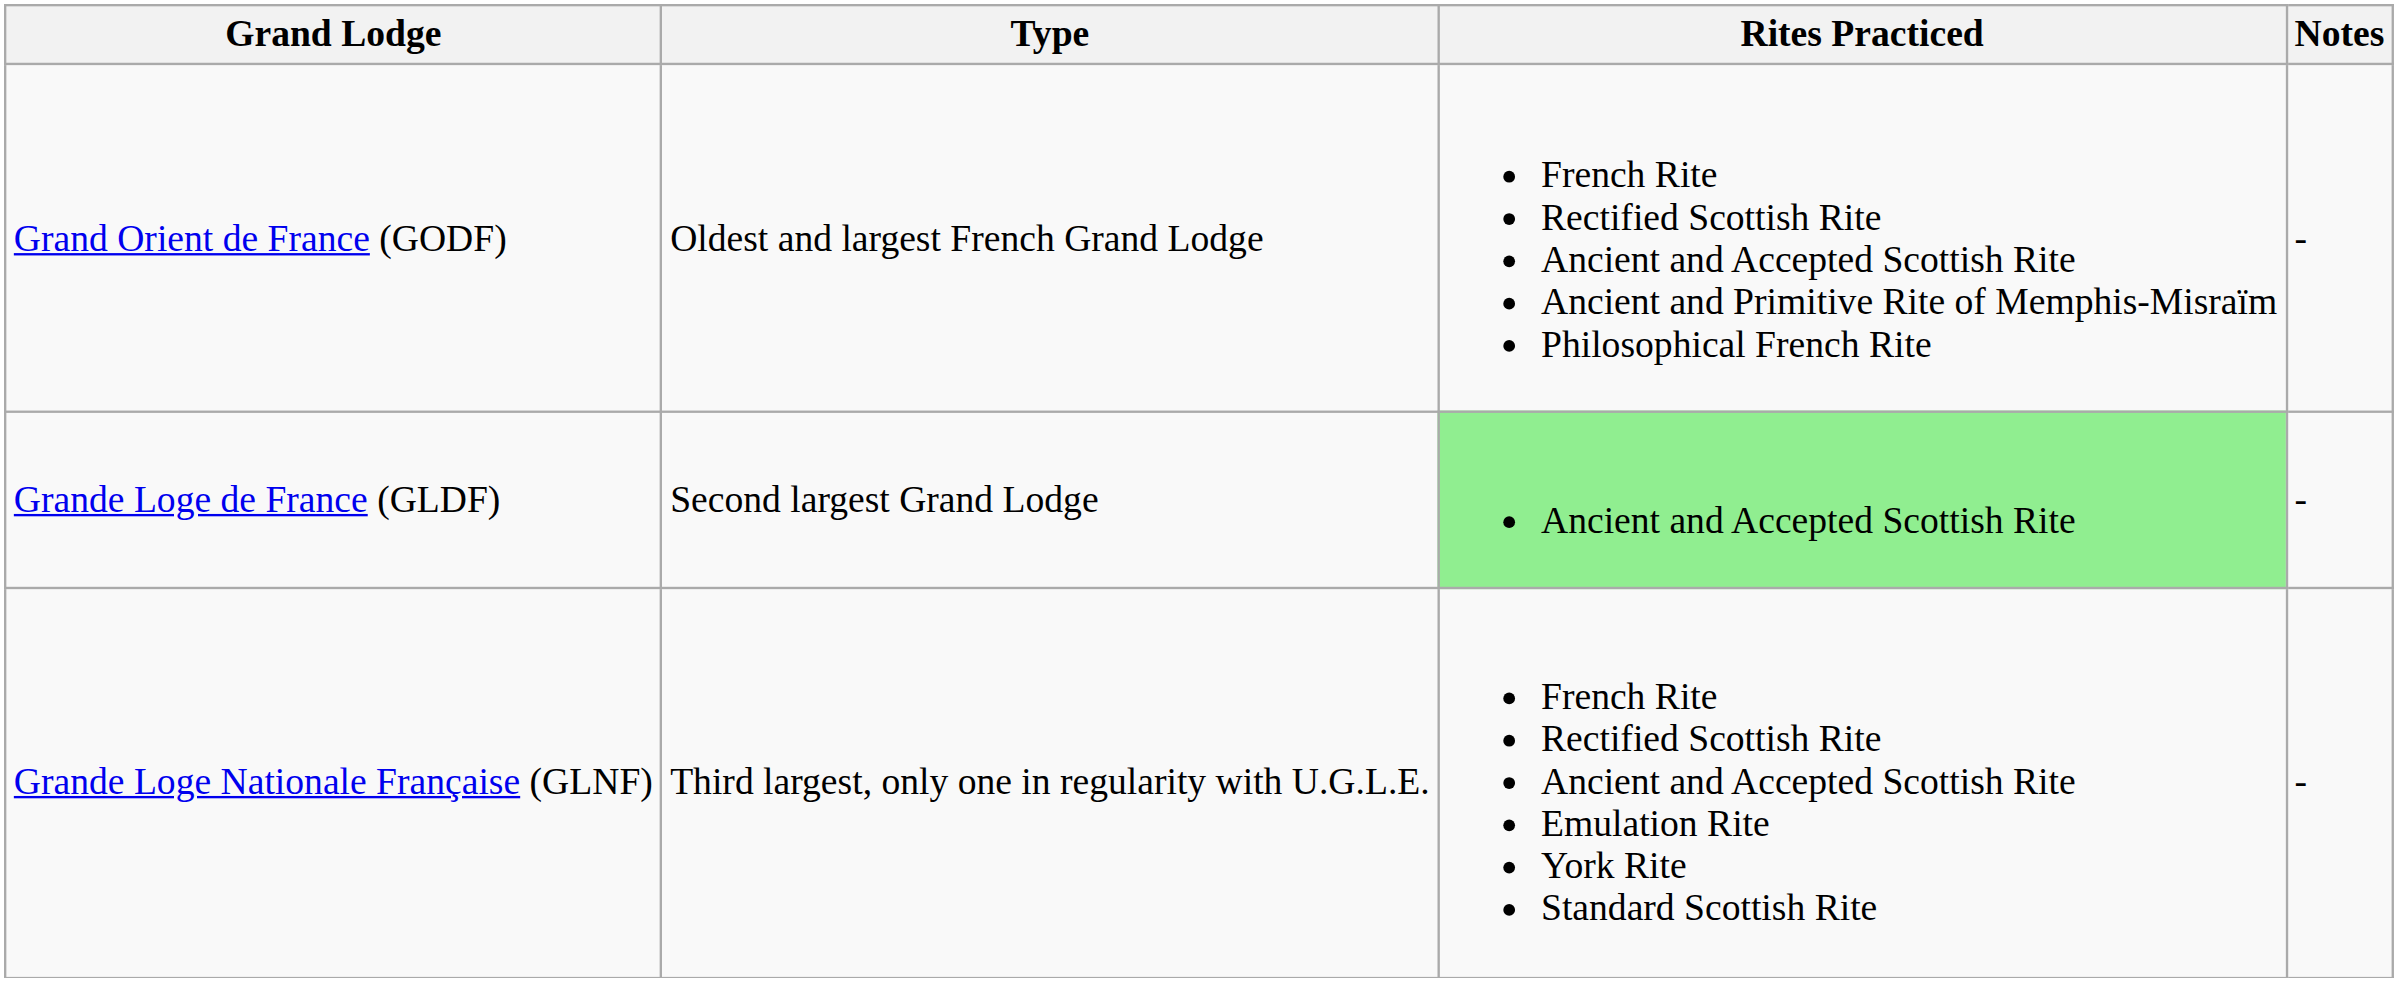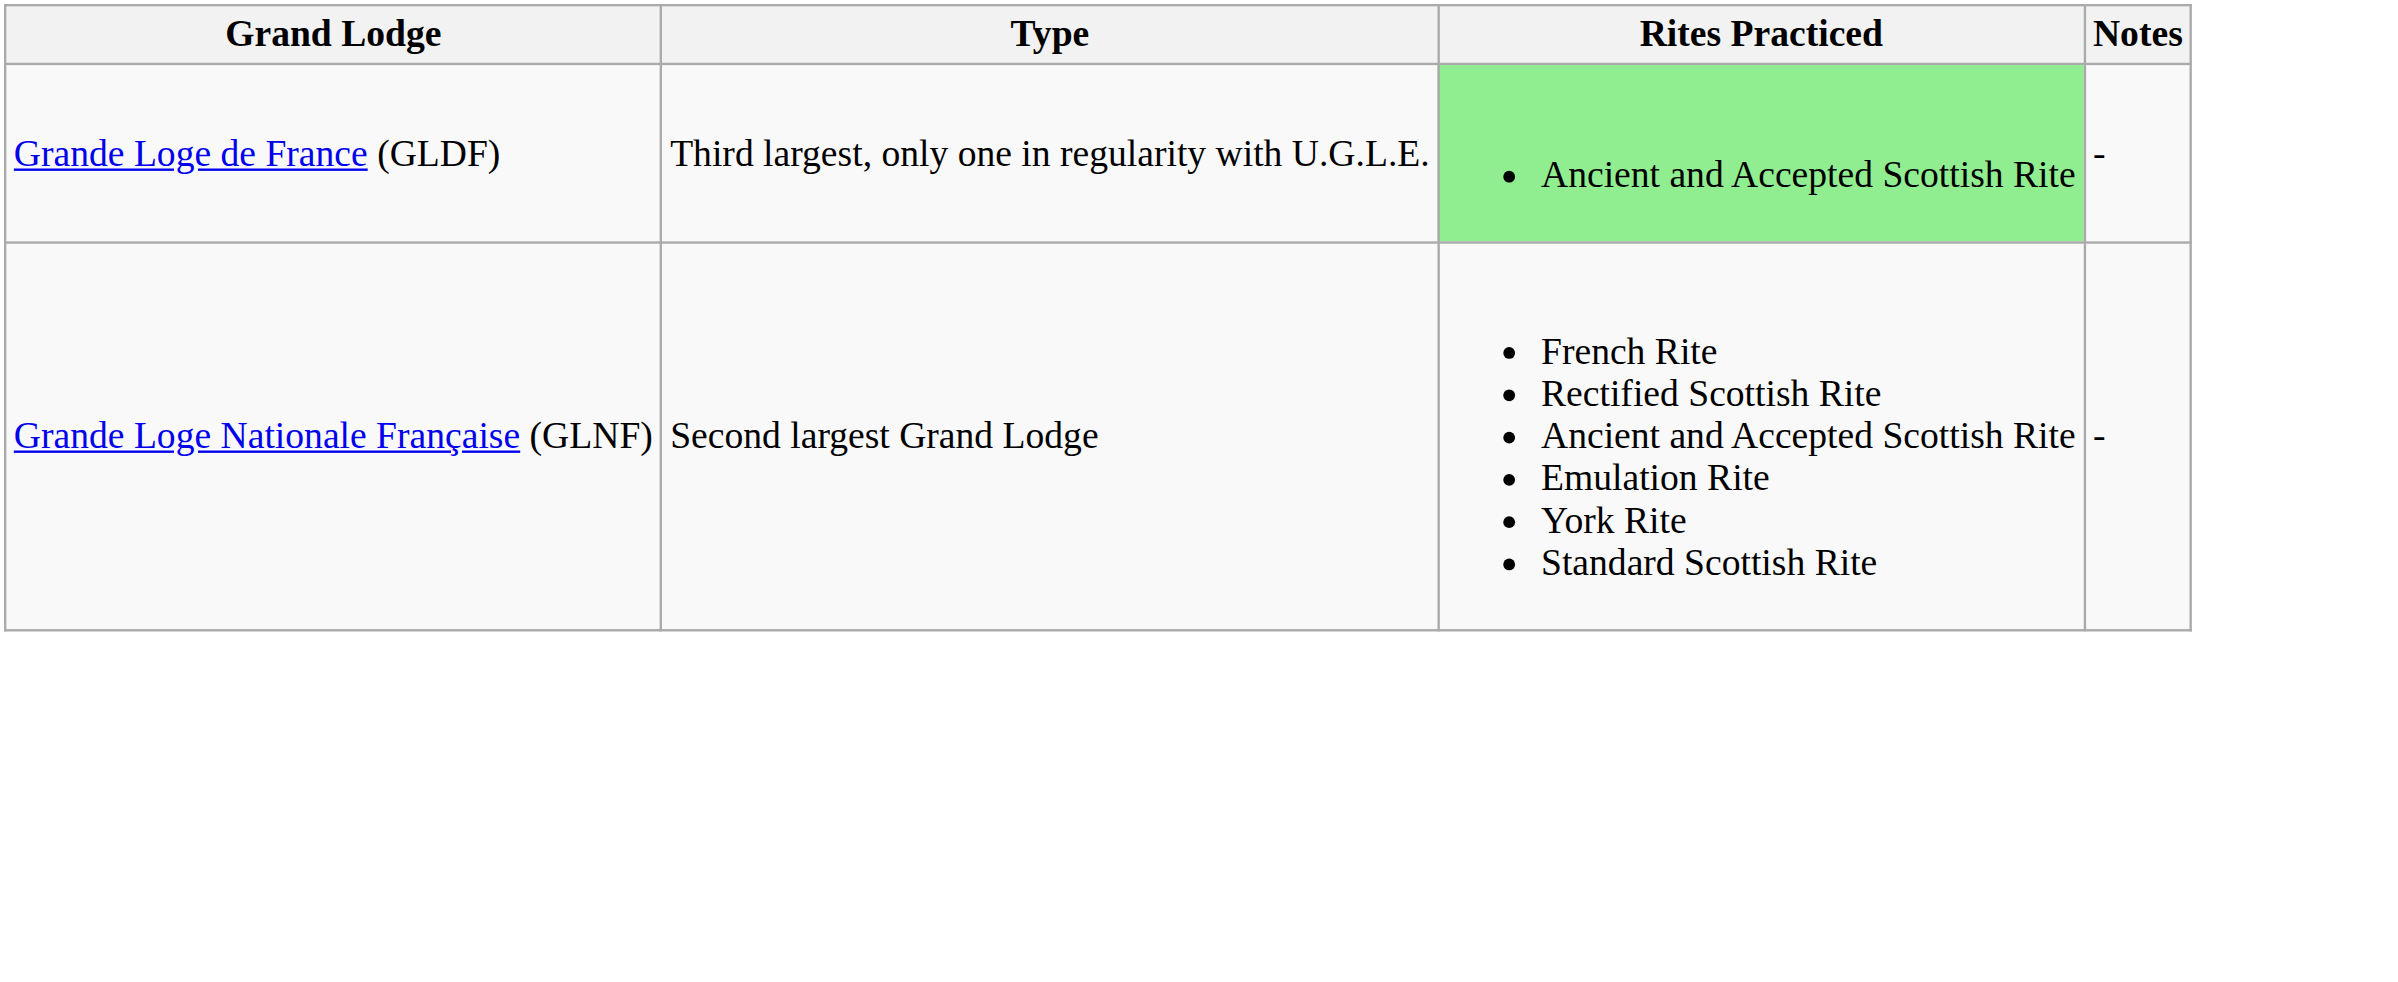- row: (260, 237)
(884, 499) Second largest Grand Lodge -> (1050, 152) Third largest, only one in regularity with U.G.L.E.
(1050, 781) Third largest, only one in regularity with U.G.L.E. -> (884, 435) Second largest Grand Lodge
